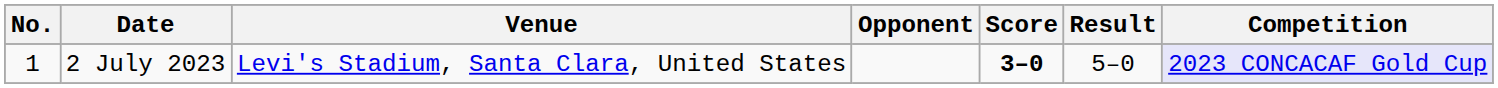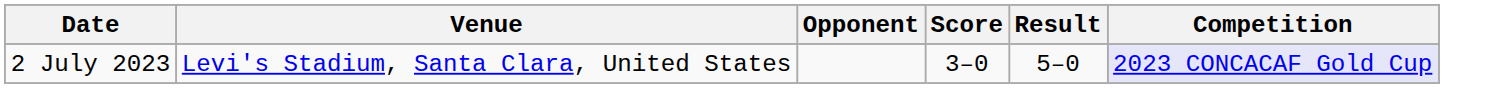- column: (32, 25)
(1022, 64) bold -> (967, 64) normal
